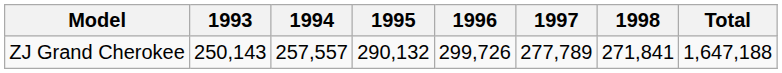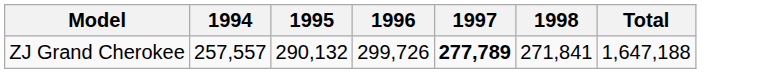- column: (230, 20)
(556, 52) normal -> (475, 52) bold
